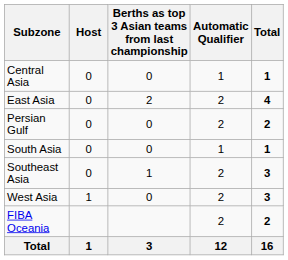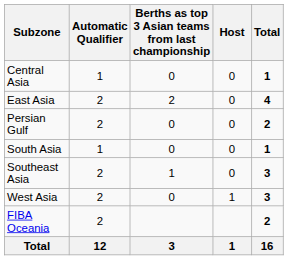columns swapped: (221, 33) <-> (89, 33)
